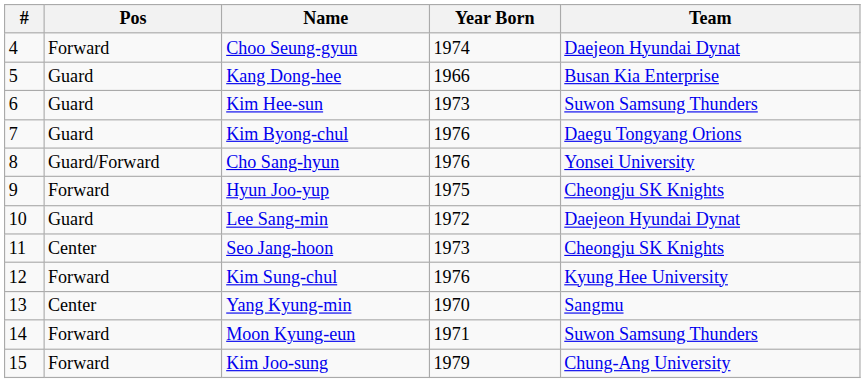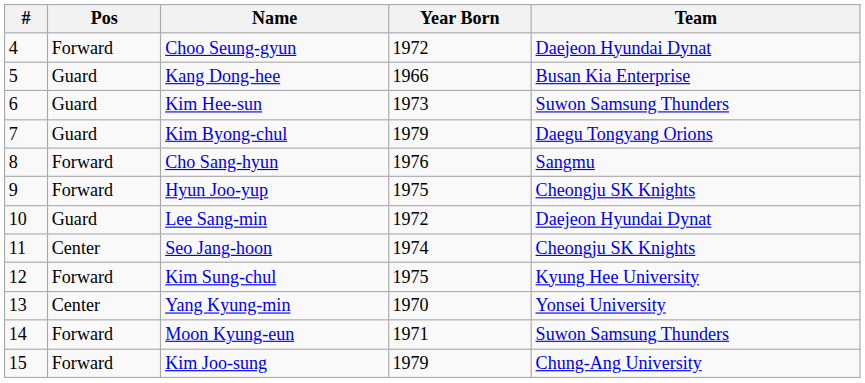(452, 47) 1974 -> (410, 47) 1972
(452, 133) 1976 -> (410, 133) 1979
(104, 162) Guard/Forward -> (82, 162) Forward
(629, 162) Yonsei University -> (565, 162) Sangmu
(452, 248) 1973 -> (410, 248) 1974
(452, 276) 1976 -> (410, 276) 1975
(594, 305) Sangmu -> (601, 305) Yonsei University
